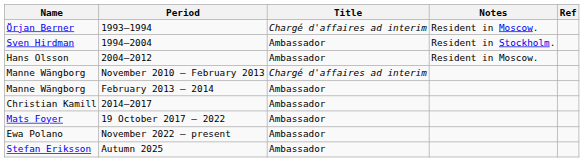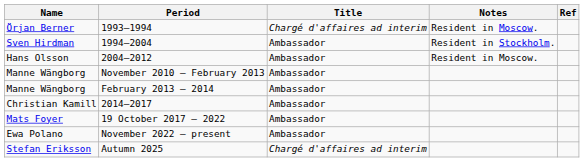(348, 73) Chargé d'affaires ad interim -> (297, 73) Ambassador
(297, 149) Ambassador -> (348, 149) Chargé d'affaires ad interim
